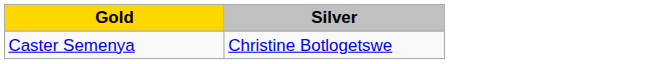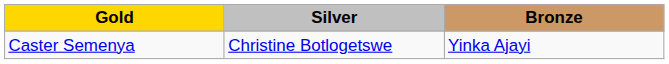+ column: (554, 17)
